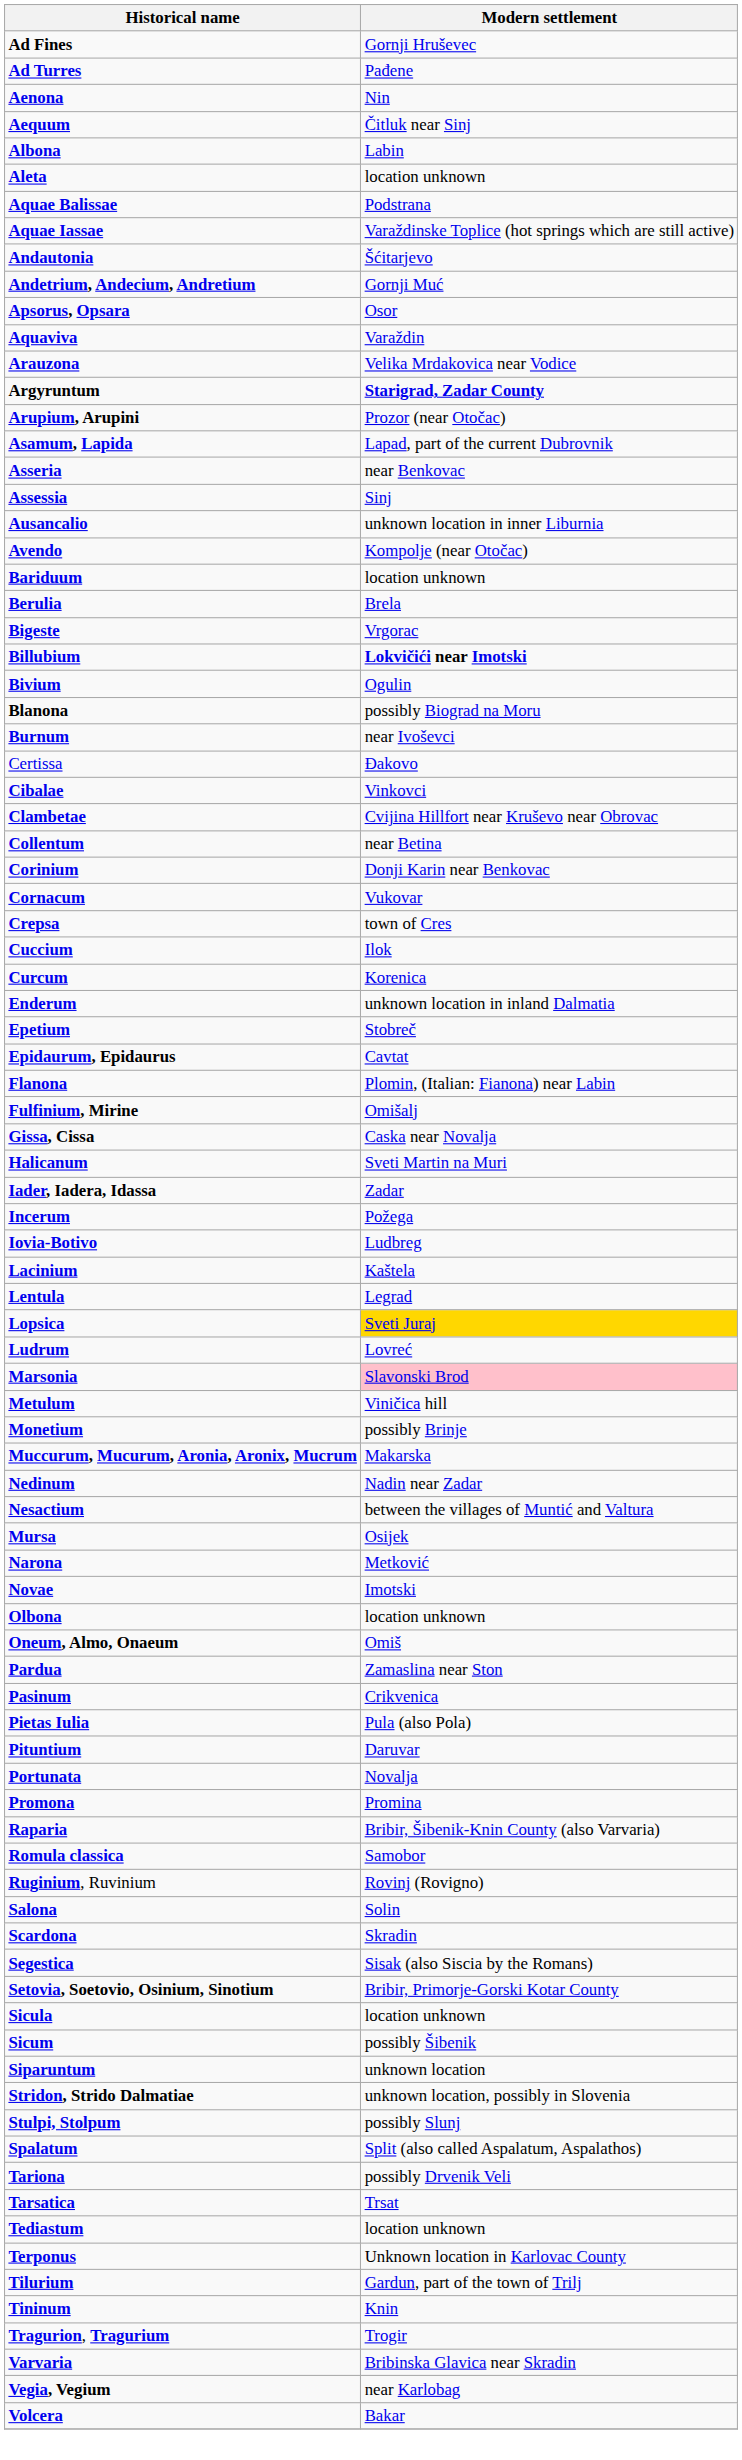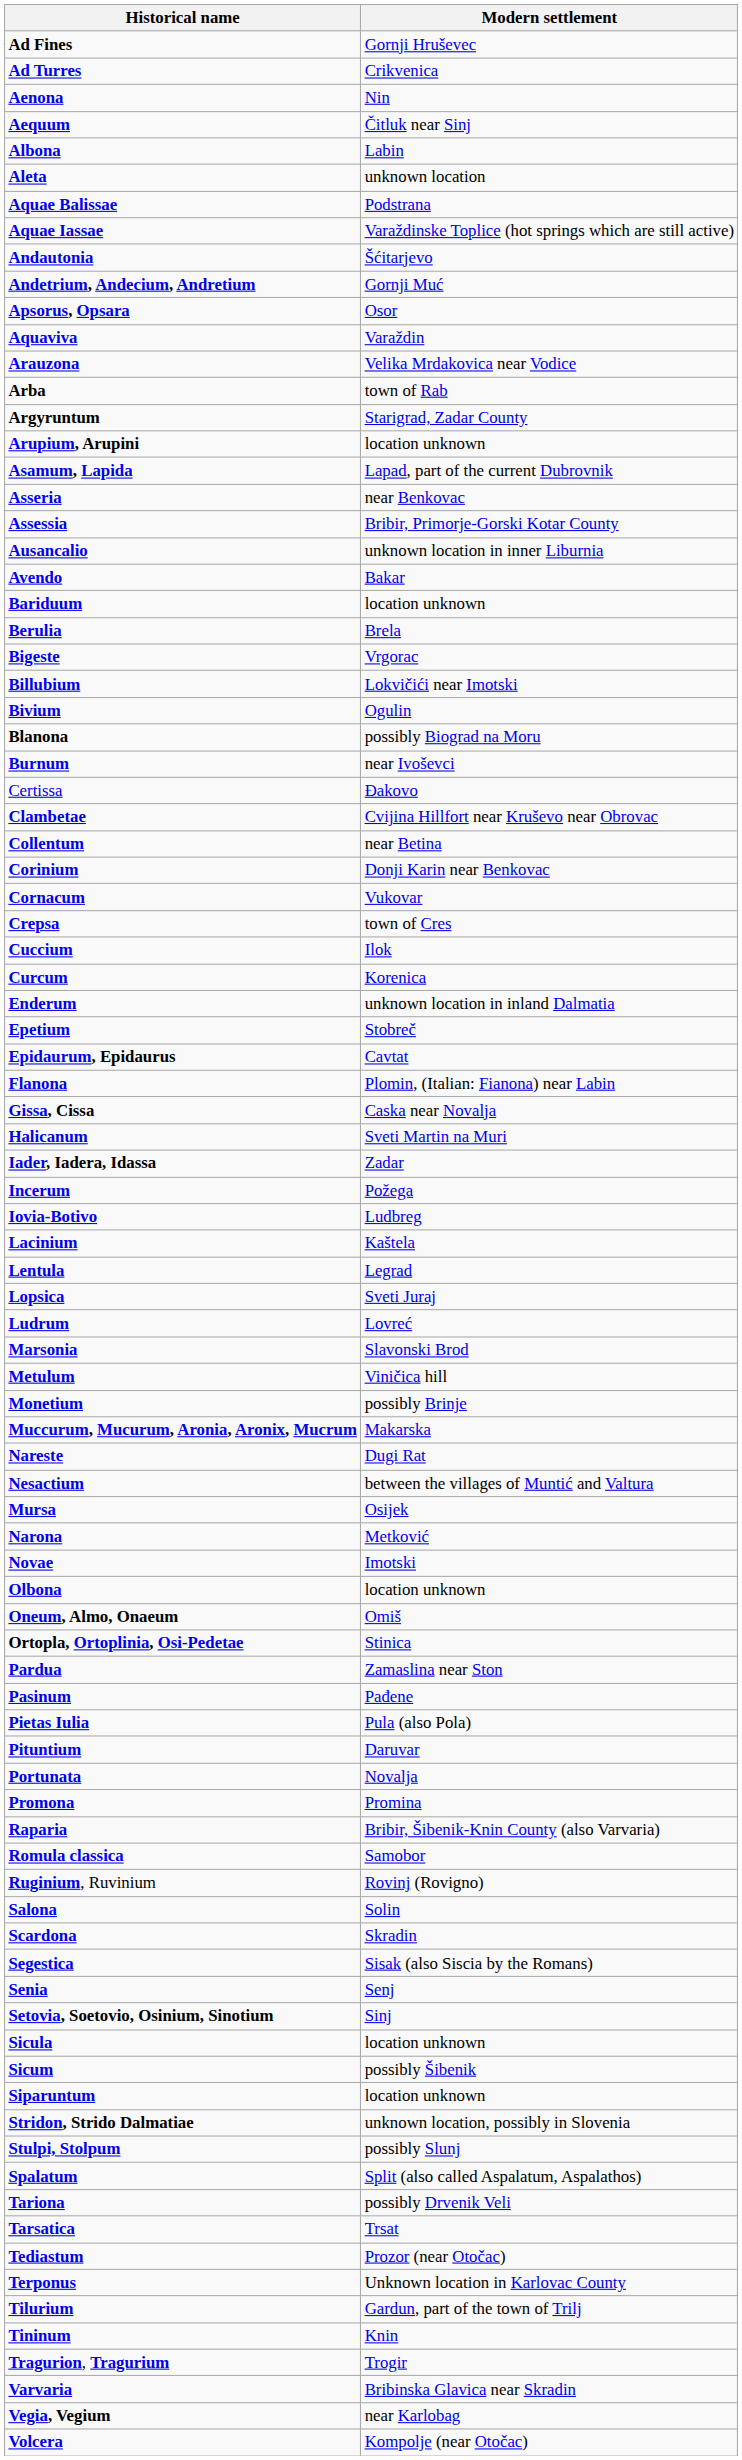(389, 71) Pađene -> (401, 71) Crikvenica
(425, 177) location unknown -> (425, 177) unknown location
+ row: (27, 390)
(454, 390) bold -> (446, 417) normal
(435, 417) Prozor (near Otočac) -> (425, 444) location unknown
(378, 497) Sinj -> (492, 524) Bribir, Primorje-Gorski Kotar County
(446, 550) Kompolje (near Otočac) -> (385, 577) Bakar
(446, 657) bold -> (441, 683) normal
- row: (36, 790)
- row: (73, 1110)
(400, 1323) gold background -> (400, 1296) no background
(417, 1376) pink background -> (417, 1350) no background
+ row: (36, 1456)
- row: (42, 1483)
+ row: (126, 1643)
(401, 1696) Crikvenica -> (389, 1696) Pađene
+ row: (28, 1989)
(492, 1989) Bribir, Primorje-Gorski Kotar County -> (378, 2016) Sinj
(425, 2069) unknown location -> (425, 2096) location unknown
(425, 2229) location unknown -> (435, 2255) Prozor (near Otočac)
(385, 2415) Bakar -> (446, 2442) Kompolje (near Otočac)
